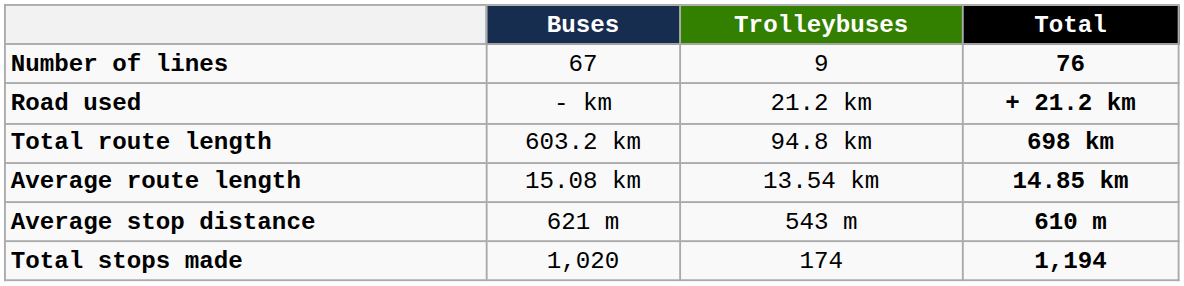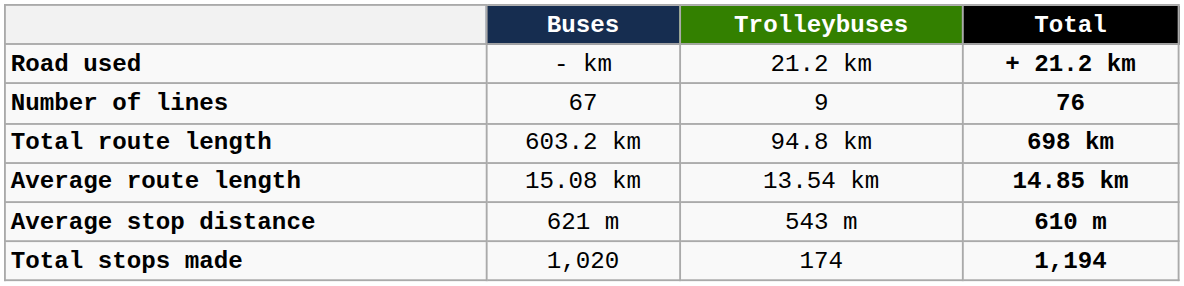rows swapped: (120, 64) <-> (76, 103)
